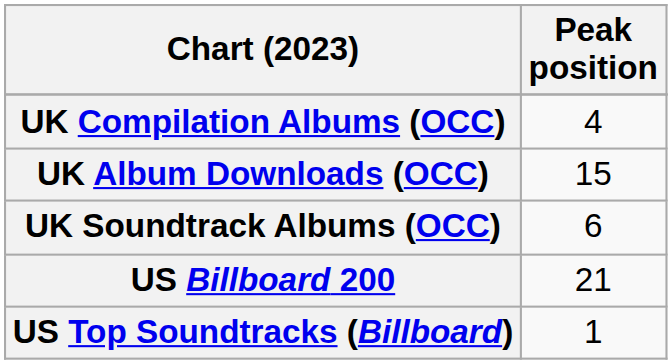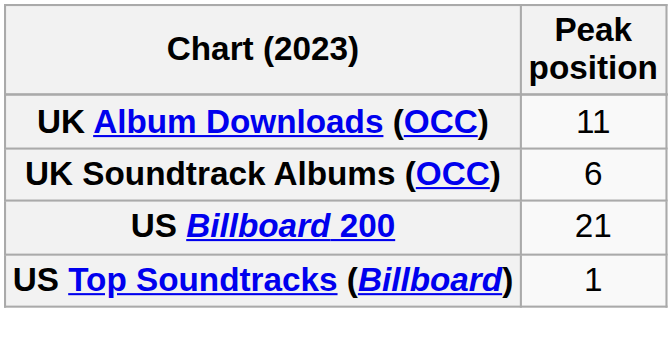- row: (263, 121)
(593, 173) 15 -> (593, 121) 11
